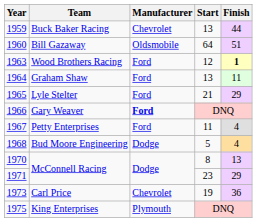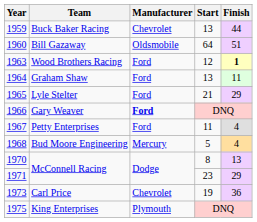(146, 144) Dodge -> (149, 144) Mercury
